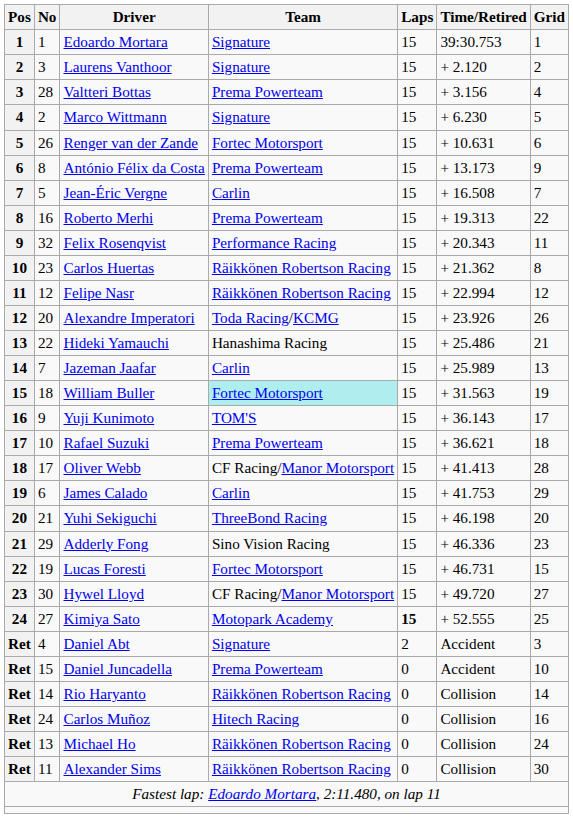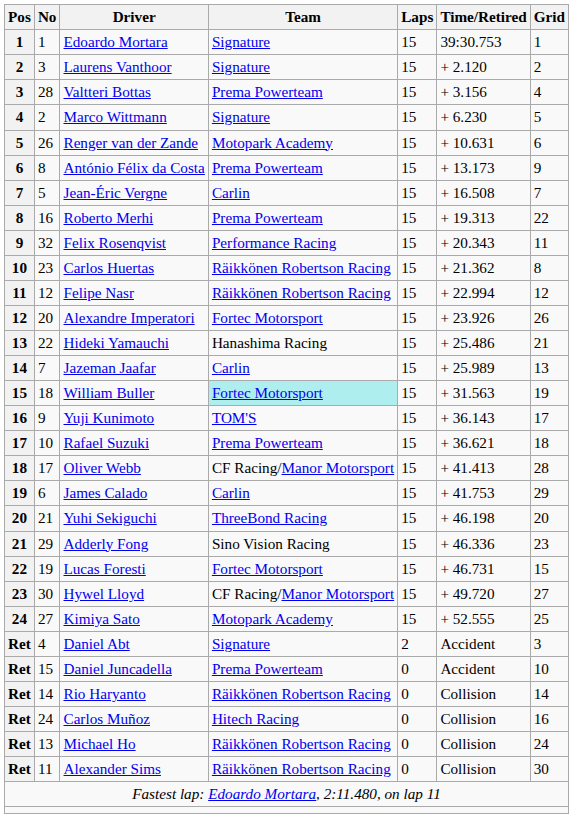(267, 142) Fortec Motorsport -> (272, 142) Motopark Academy
(275, 317) Toda Racing/KCMG -> (267, 317) Fortec Motorsport
(409, 618) bold -> (409, 618) normal
